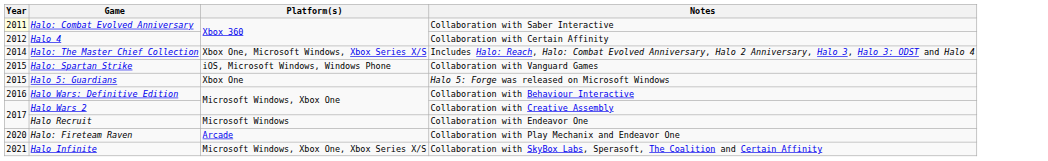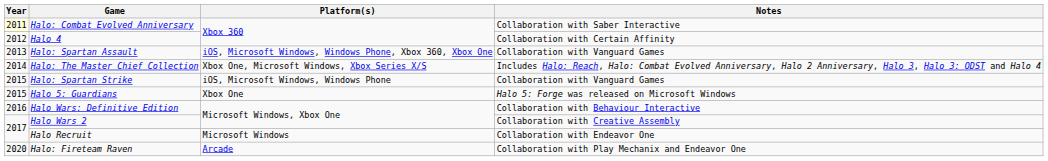+ row: (84, 53)
- row: (64, 149)
